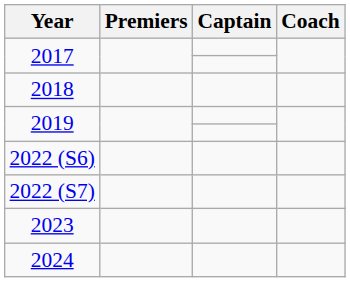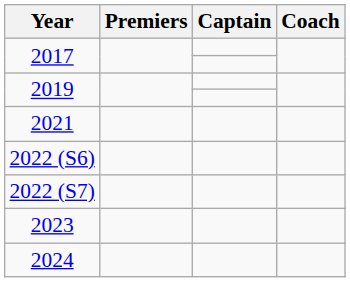- row: (52, 89)
+ row: (52, 123)
